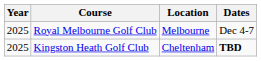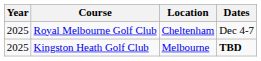(186, 30) Melbourne -> (188, 30) Cheltenham
(188, 47) Cheltenham -> (186, 47) Melbourne
